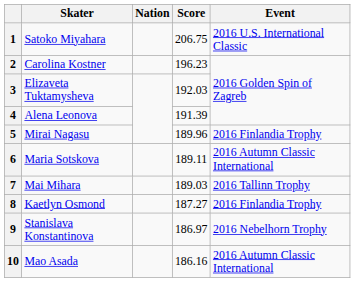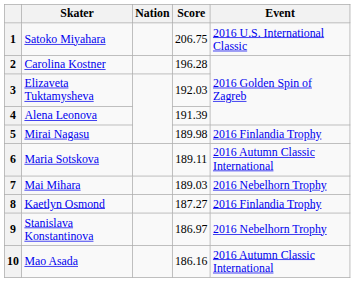(191, 64) 196.23 -> (191, 64) 196.28
(191, 134) 189.96 -> (191, 134) 189.98
(261, 185) 2016 Tallinn Trophy -> (270, 185) 2016 Nebelhorn Trophy
